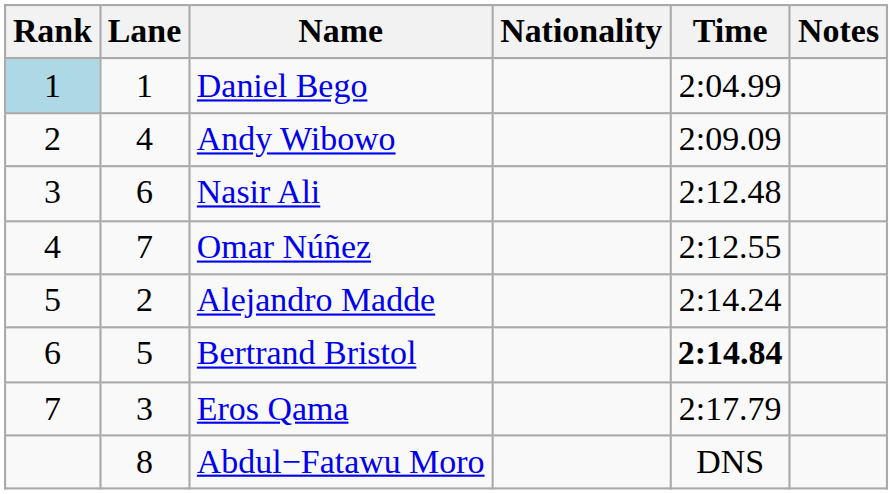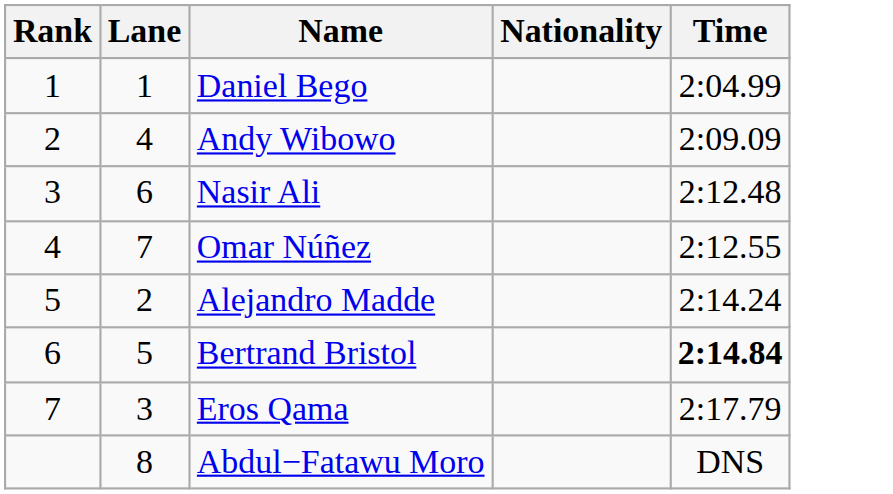- column: (839, 31)
(52, 85) lightblue background -> (52, 85) no background
